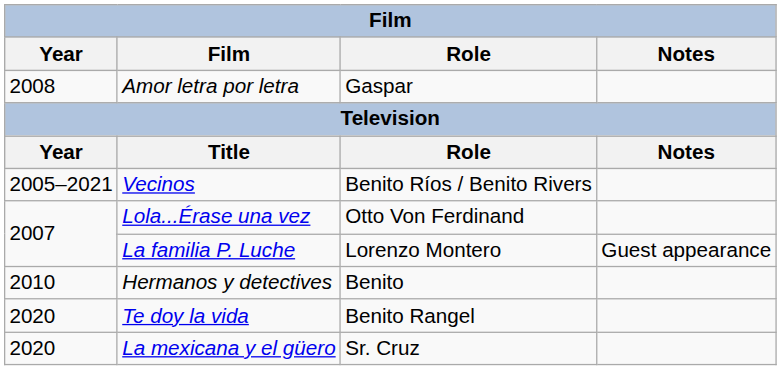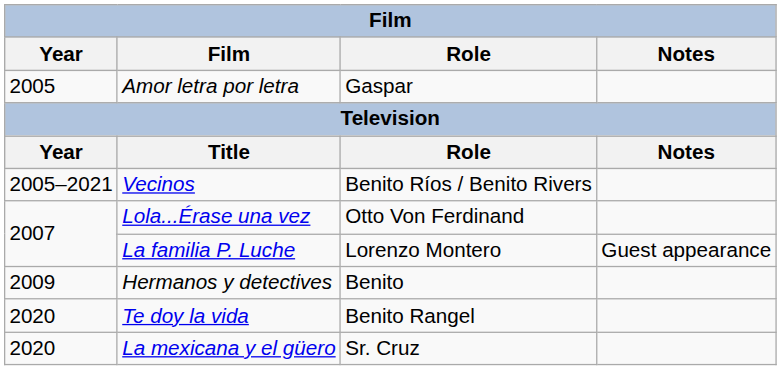(32, 86) 2008 -> (32, 86) 2005
(32, 282) 2010 -> (32, 282) 2009
